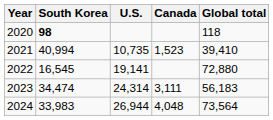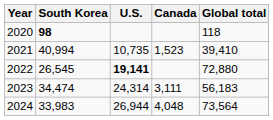(56, 69) 16,545 -> (56, 69) 26,545
(131, 69) normal -> (131, 69) bold
